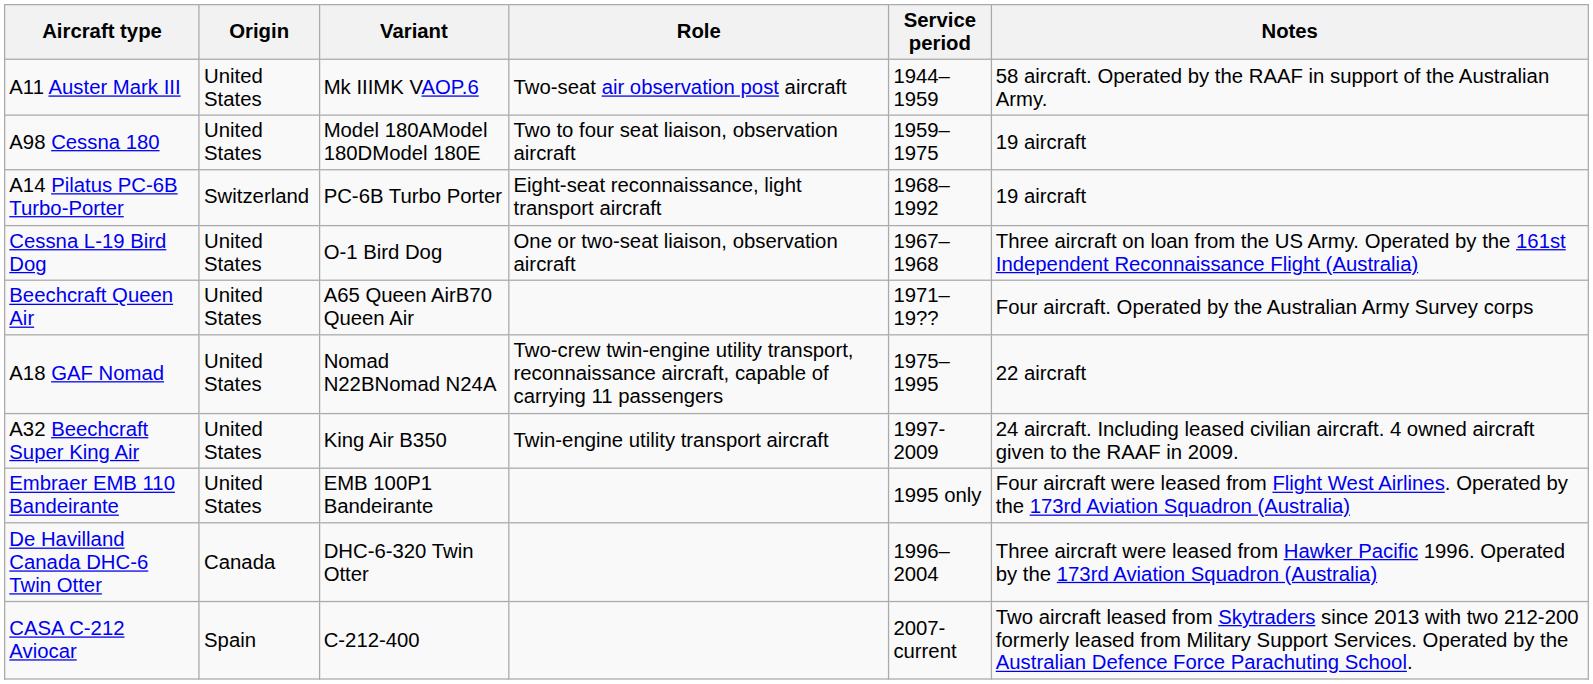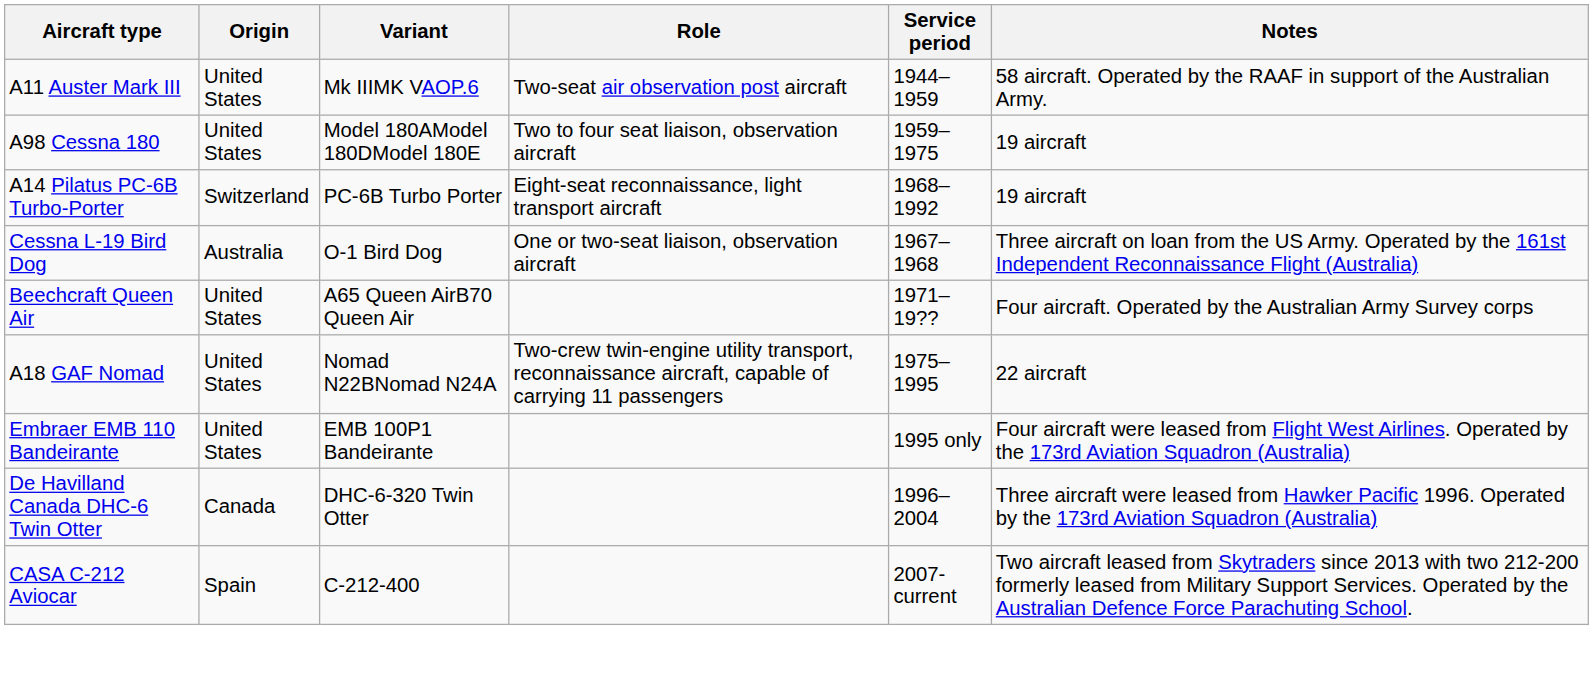(233, 252) United States -> (244, 252) Australia
- row: (79, 440)
